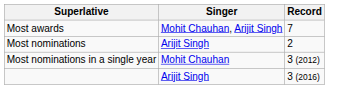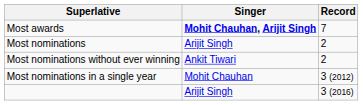(222, 28) normal -> (250, 28) bold
+ row: (93, 60)
